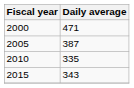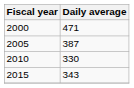(71, 59) 335 -> (71, 59) 330
